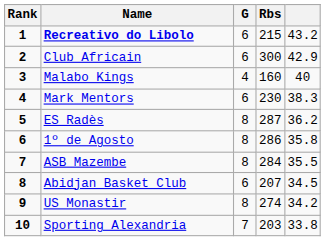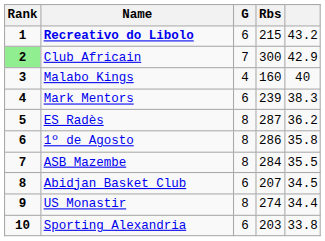(23, 57) no background -> (23, 57) lightgreen background
(245, 57) 6 -> (245, 57) 7
(270, 99) 230 -> (270, 99) 239
(303, 204) 34.2 -> (303, 204) 34.4
(245, 225) 7 -> (245, 225) 6
